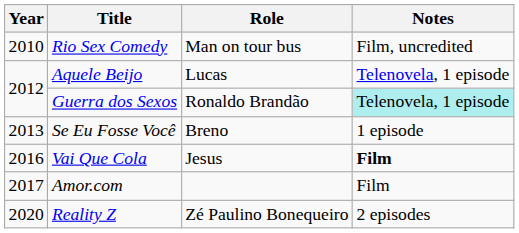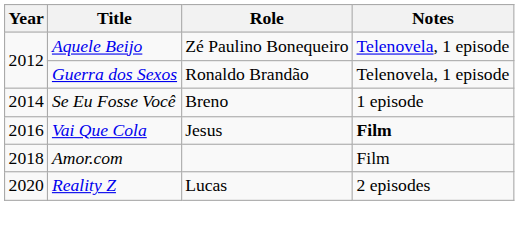- row: (110, 46)
(206, 74) Lucas -> (267, 46) Zé Paulino Bonequeiro
(433, 102) paleturquoise background -> (433, 74) no background
(26, 130) 2013 -> (26, 102) 2014
(26, 185) 2017 -> (26, 158) 2018
(267, 213) Zé Paulino Bonequeiro -> (206, 185) Lucas
